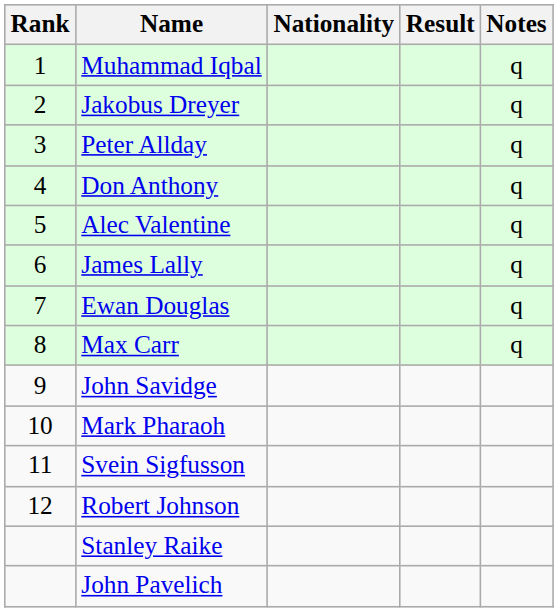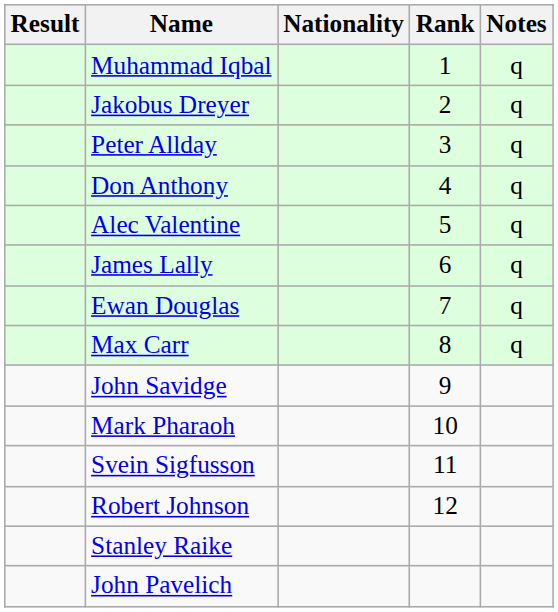columns swapped: (40, 24) <-> (440, 24)
